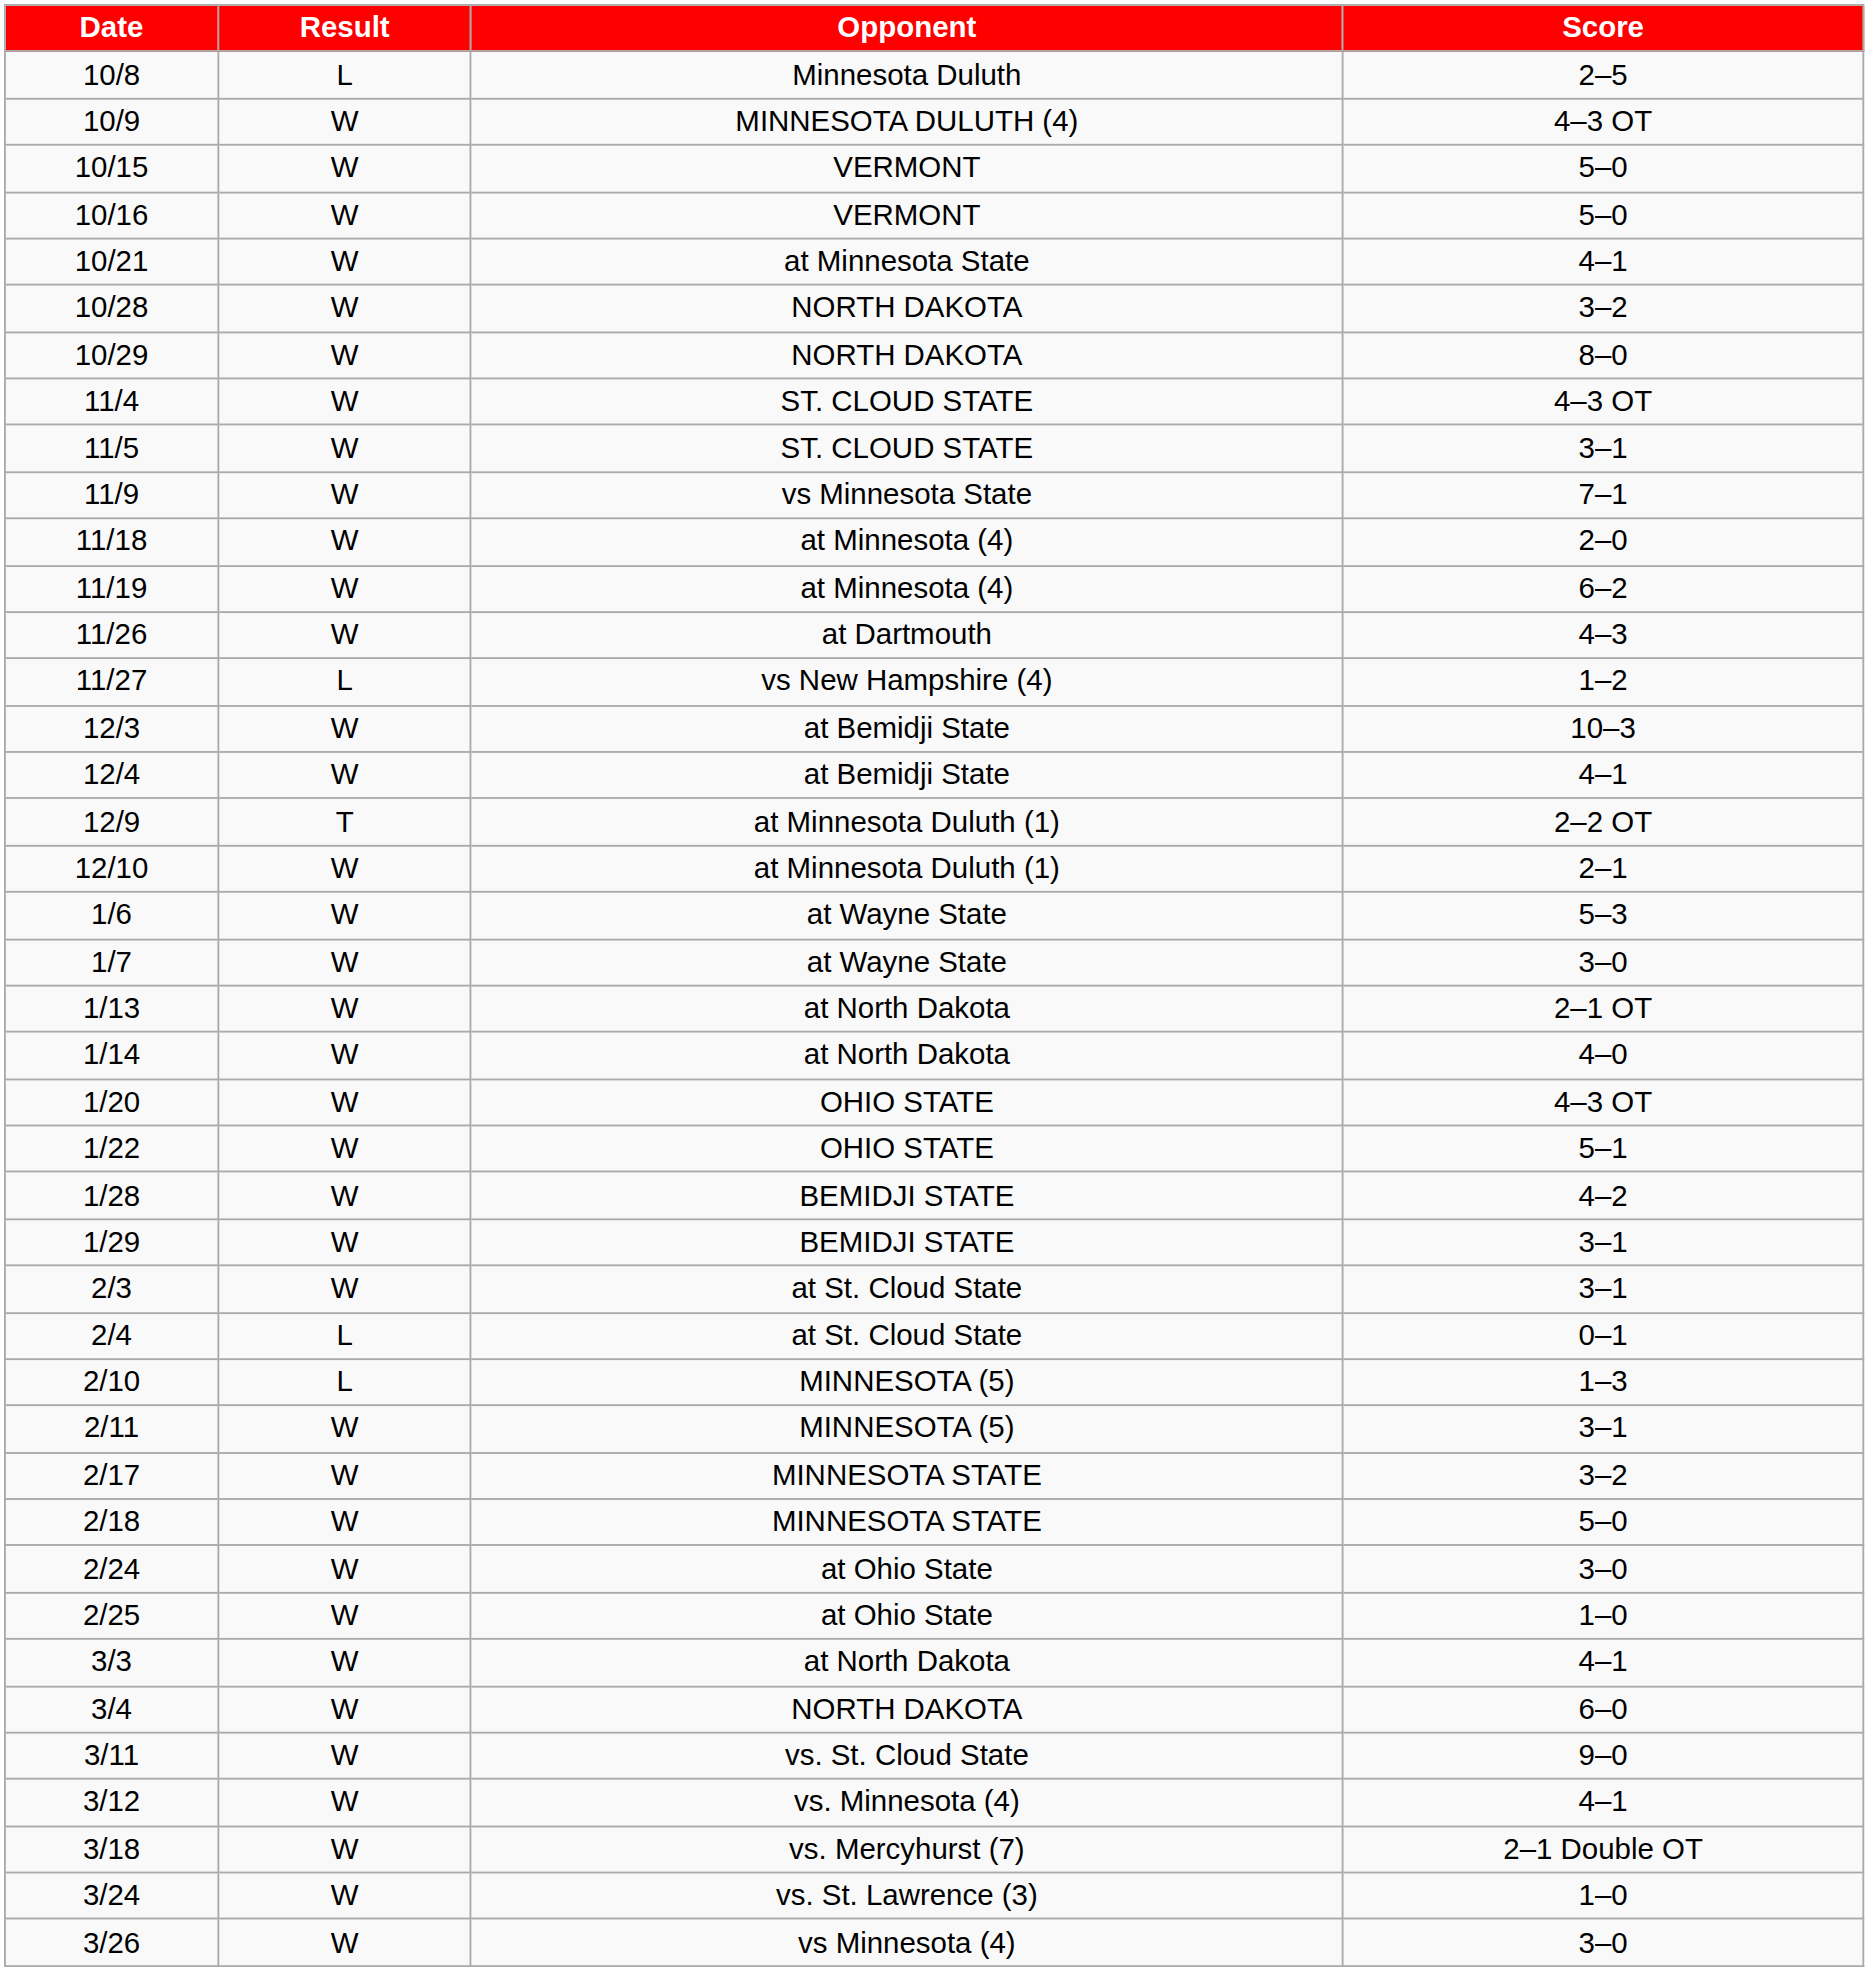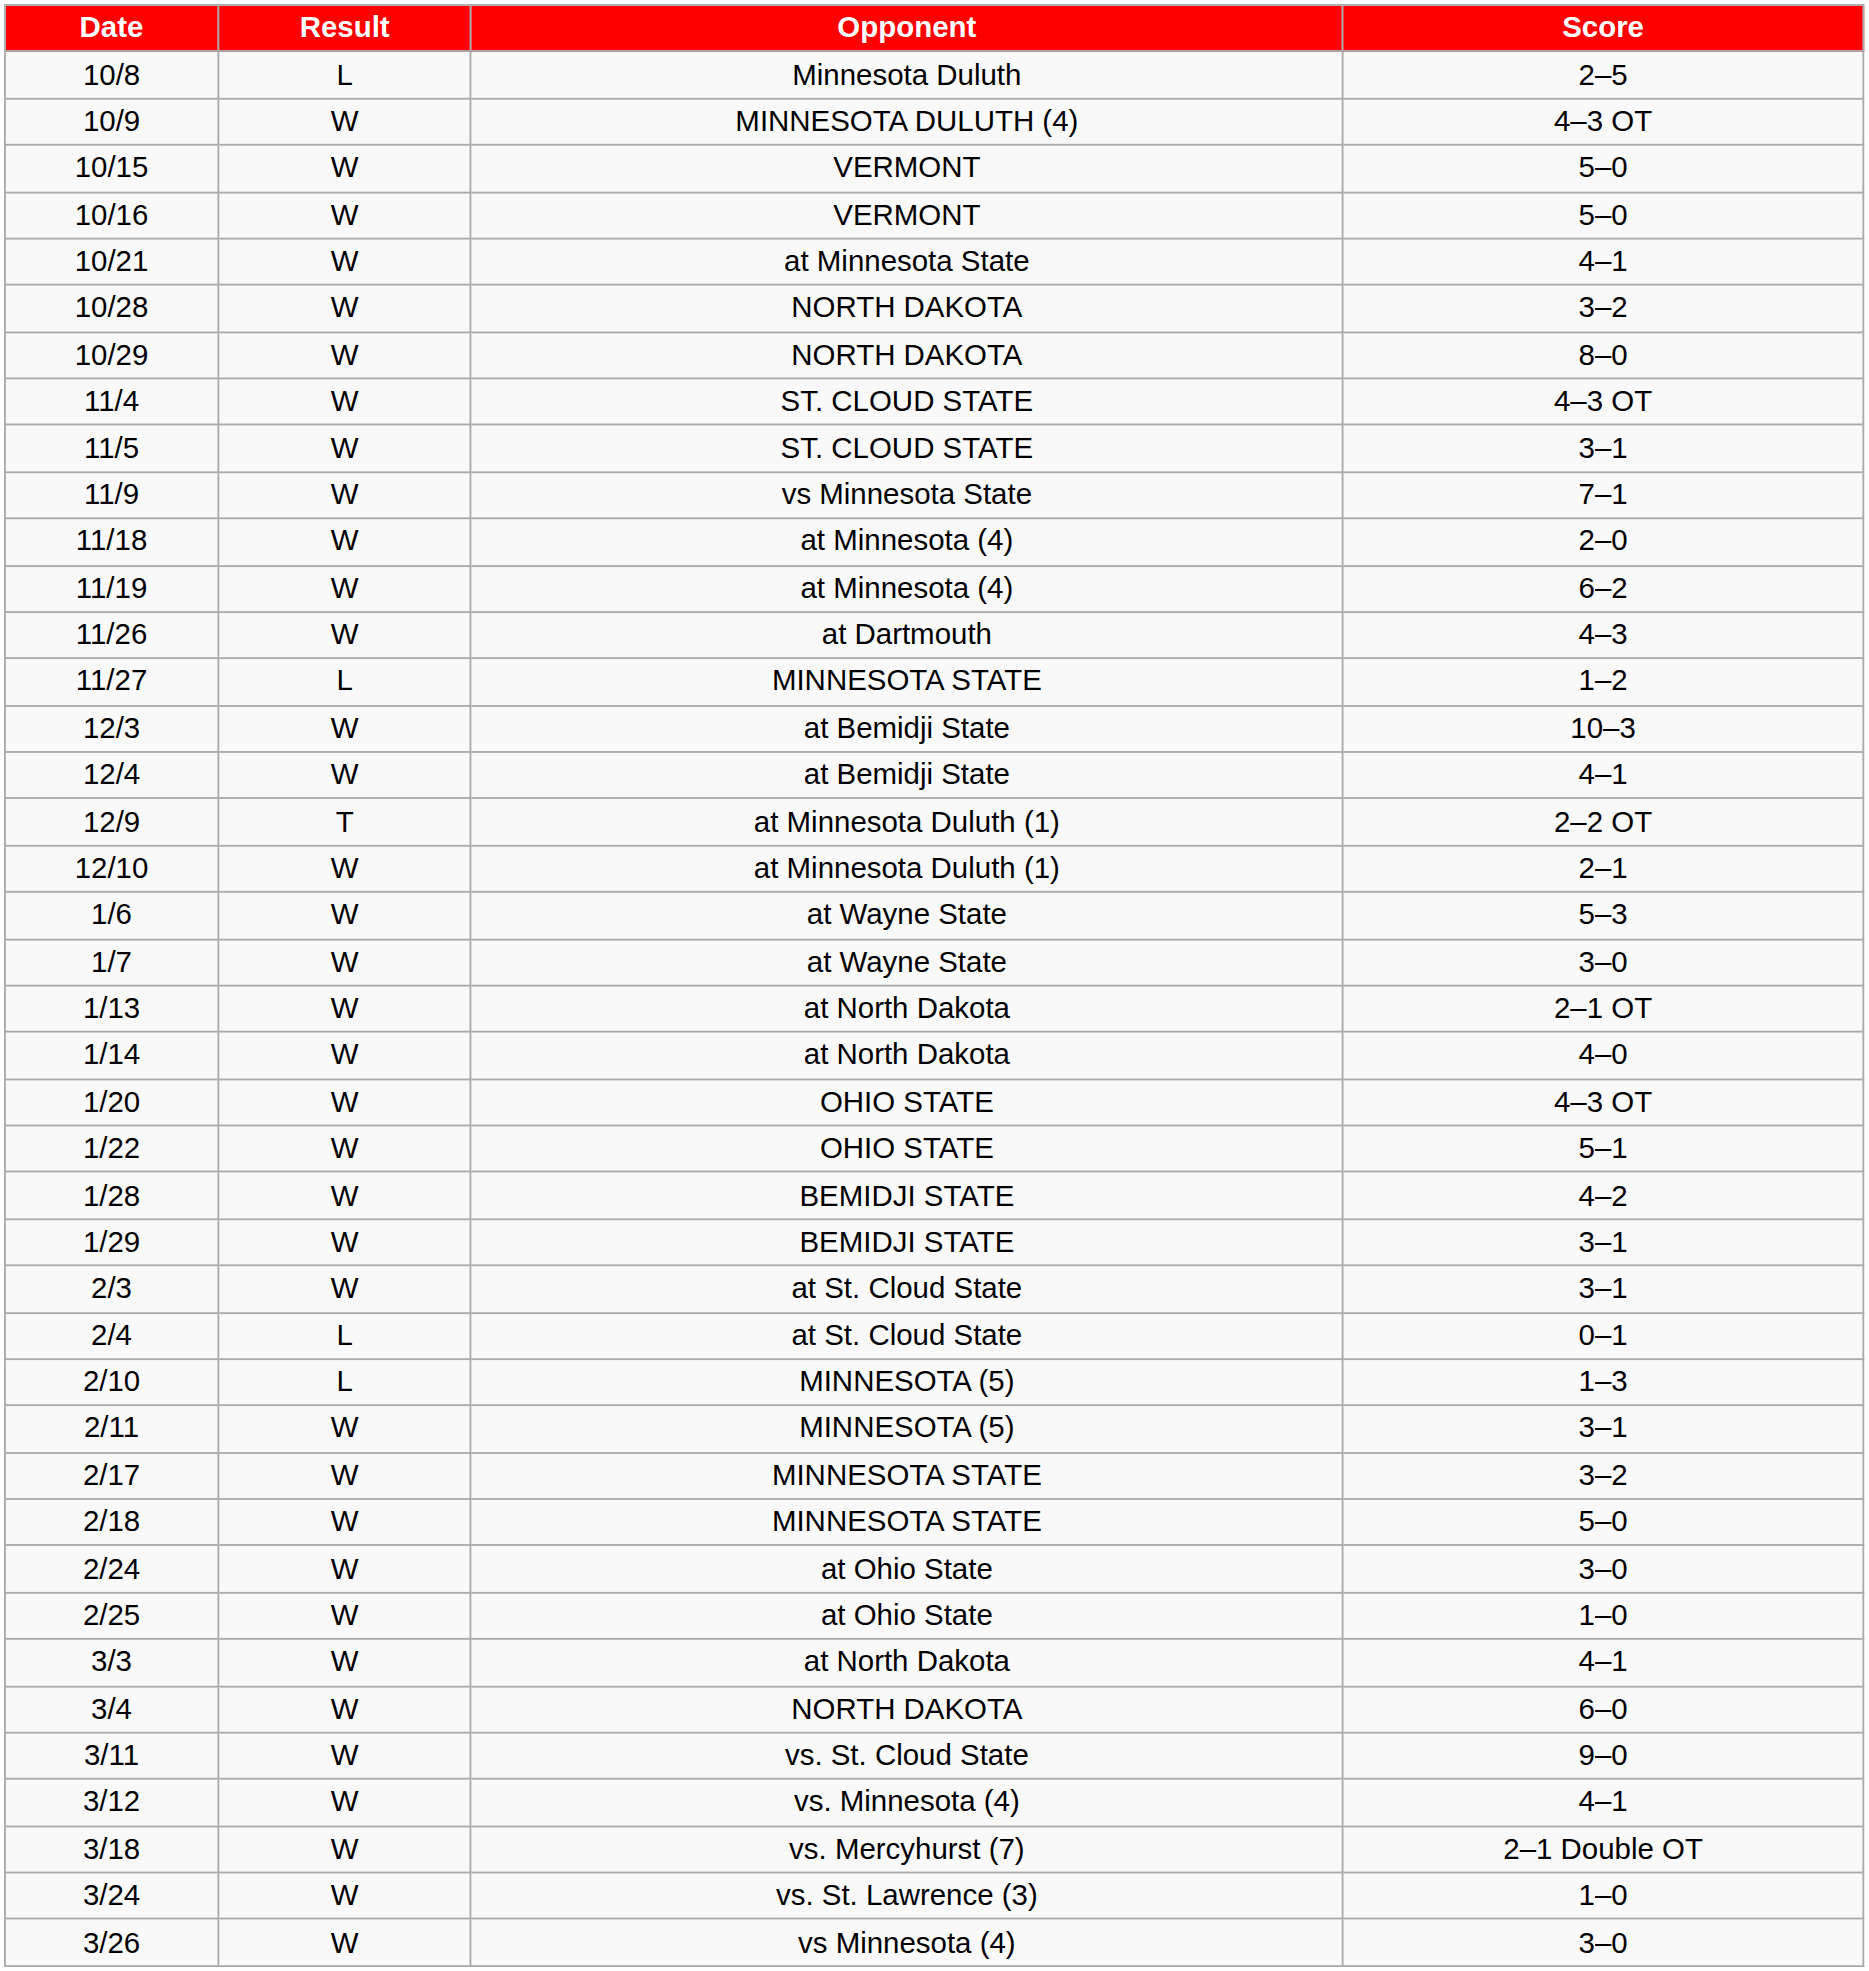(907, 681) vs New Hampshire (4) -> (907, 681) MINNESOTA STATE
